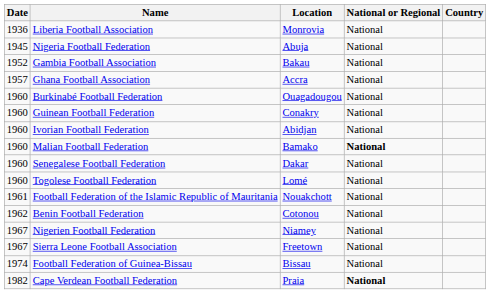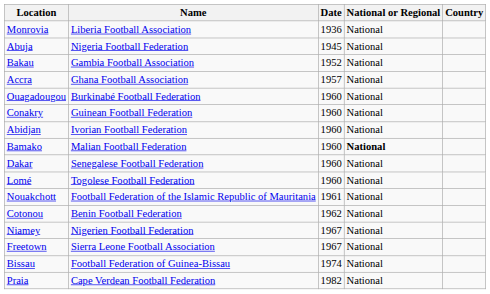columns swapped: (17, 12) <-> (312, 12)
(366, 280) bold -> (365, 280) normal
